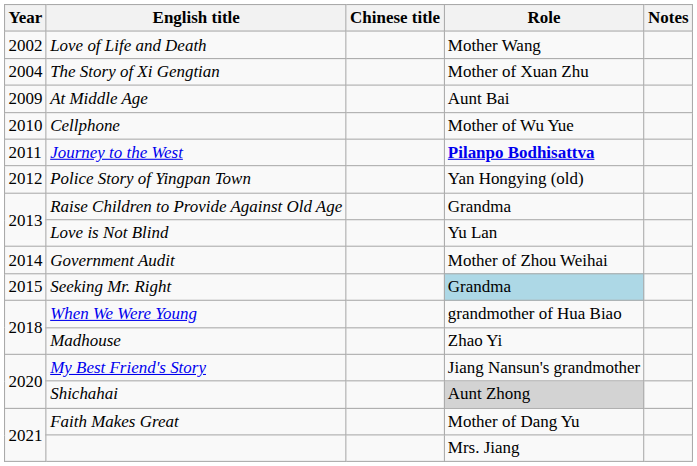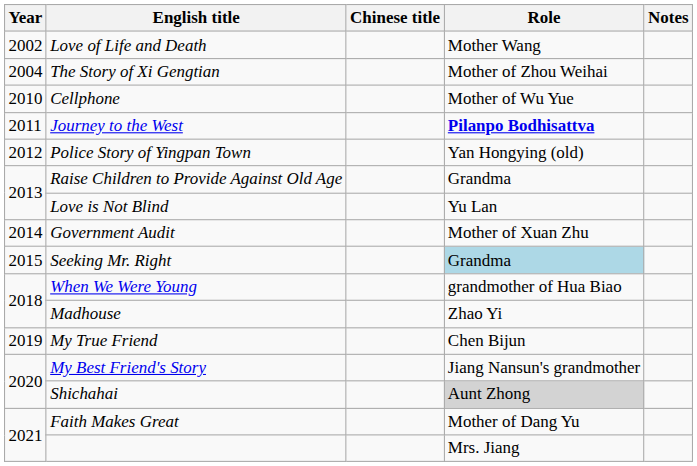(518, 71) Mother of Xuan Zhu -> (528, 71) Mother of Zhou Weihai
- row: (99, 98)
(528, 260) Mother of Zhou Weihai -> (518, 233) Mother of Xuan Zhu
+ row: (104, 340)
